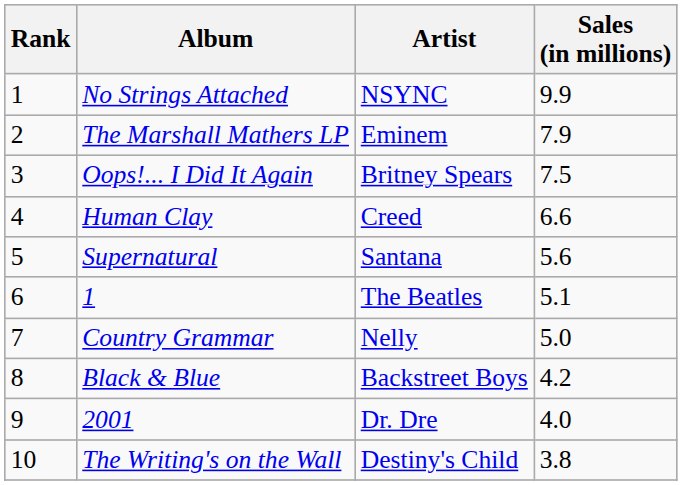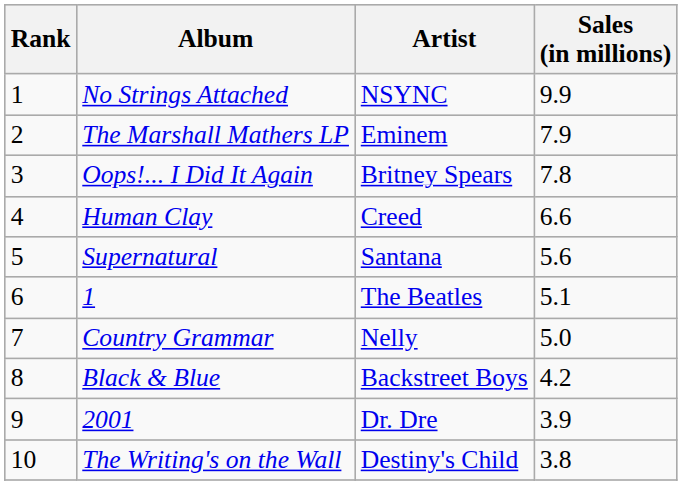(556, 175) 7.5 -> (556, 175) 7.8
(556, 418) 4.0 -> (556, 418) 3.9
